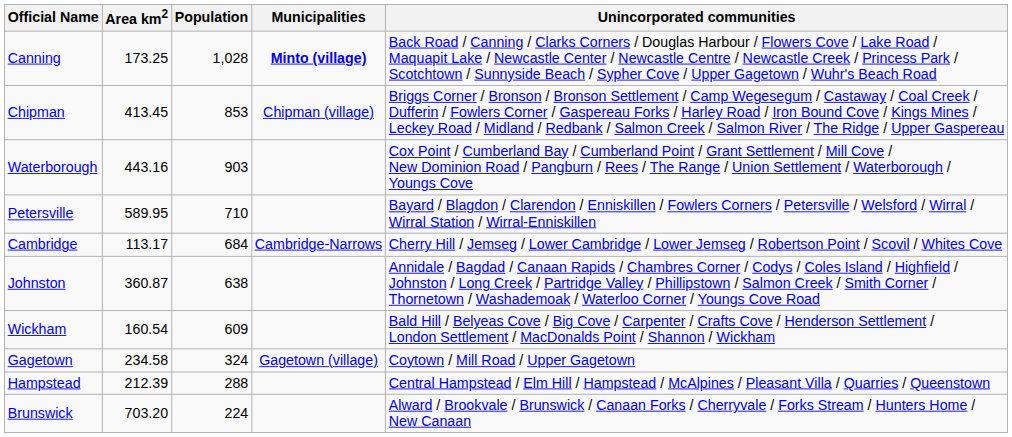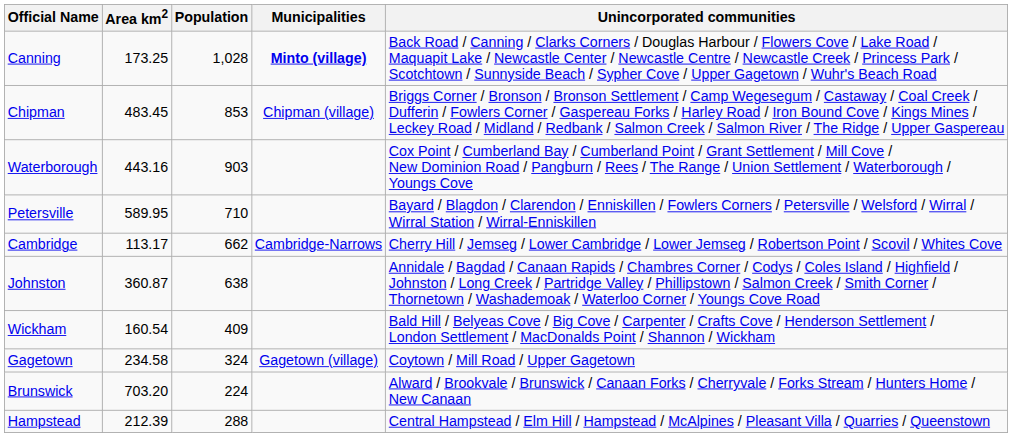(146, 112) 413.45 -> (146, 112) 483.45
(236, 244) 684 -> (236, 244) 662
(236, 329) 609 -> (236, 329) 409
rows swapped: (44, 383) <-> (40, 413)
